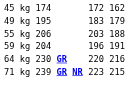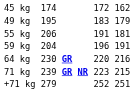(96, 33) 203 -> (101, 33) 191
(117, 33) 188 -> (122, 33) 181
+ row: (20, 84)
